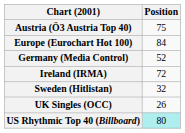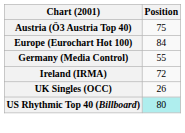(161, 58) 52 -> (161, 58) 55
- row: (73, 89)
